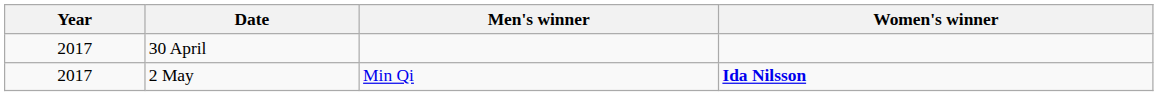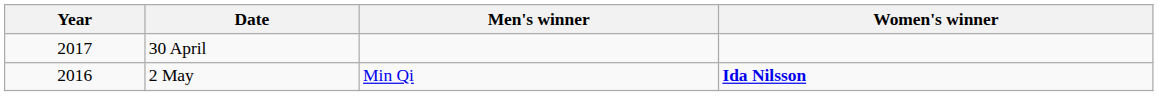(75, 76) 2017 -> (75, 76) 2016
